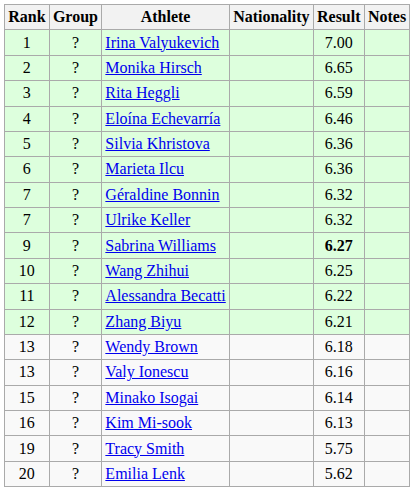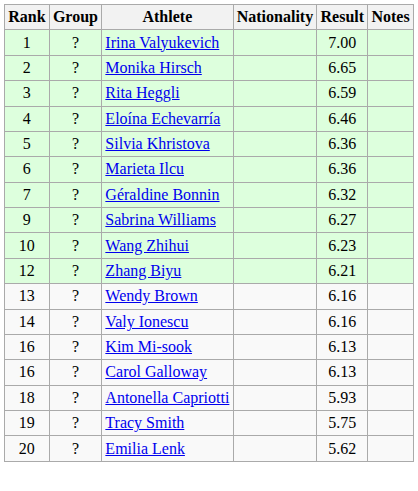- row: (148, 220)
(339, 245) bold -> (342, 220) normal
(339, 270) 6.25 -> (342, 245) 6.23
- row: (166, 296)
(339, 347) 6.18 -> (342, 296) 6.16
(27, 372) 13 -> (27, 321) 14
- row: (152, 397)
+ row: (156, 372)
+ row: (167, 397)
